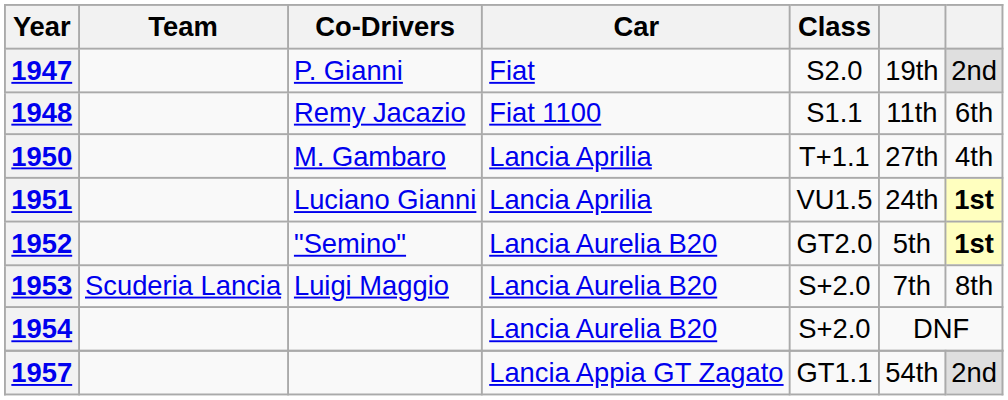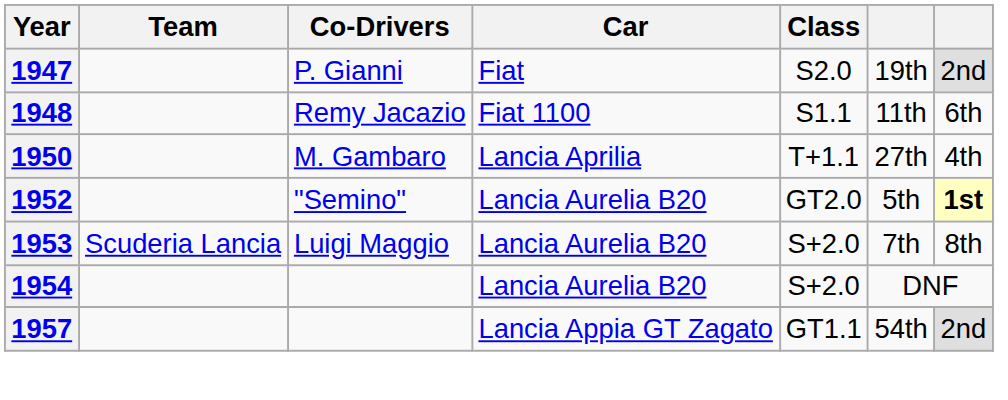- row: (42, 200)
